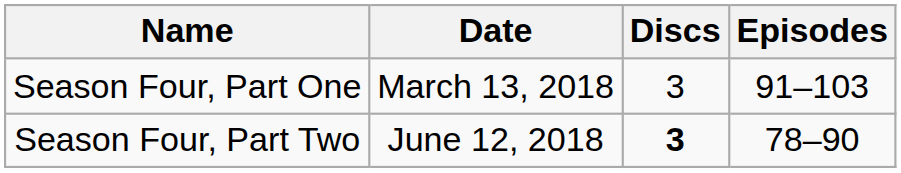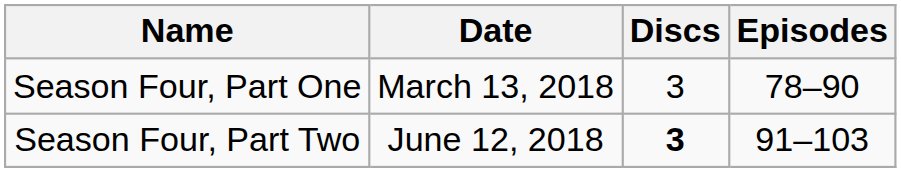(812, 85) 91–103 -> (812, 85) 78–90
(812, 139) 78–90 -> (812, 139) 91–103
